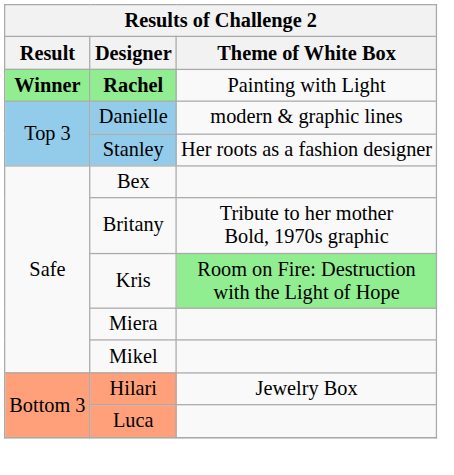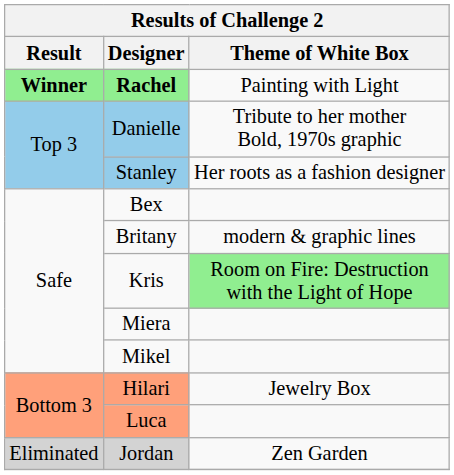(307, 117) modern & graphic lines -> (320, 128) Tribute to her mother Bold, 1970s graphic
(307, 225) Tribute to her mother Bold, 1970s graphic -> (320, 236) modern & graphic lines
+ row: (146, 453)
